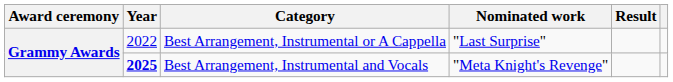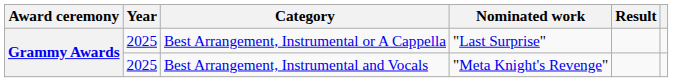(142, 40) 2022 -> (142, 40) 2025
(142, 64) bold -> (142, 64) normal
